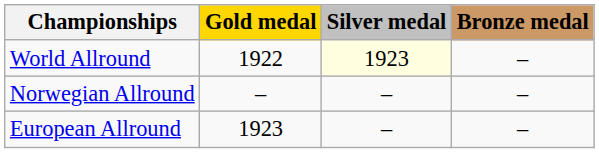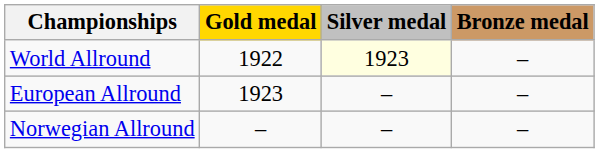rows swapped: (95, 128) <-> (102, 93)
